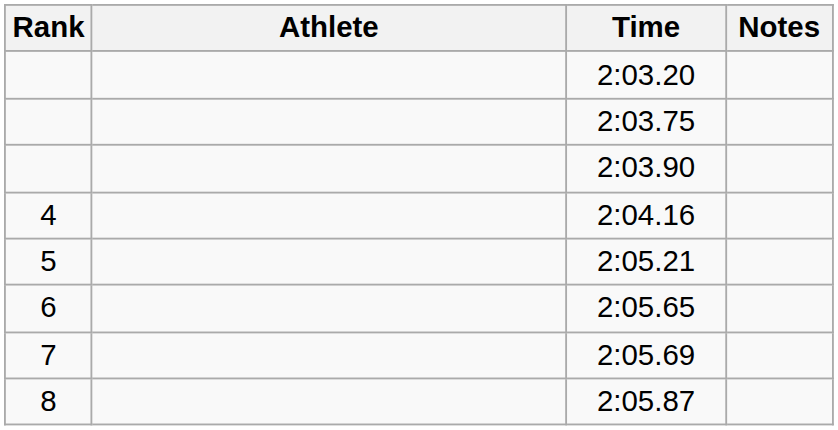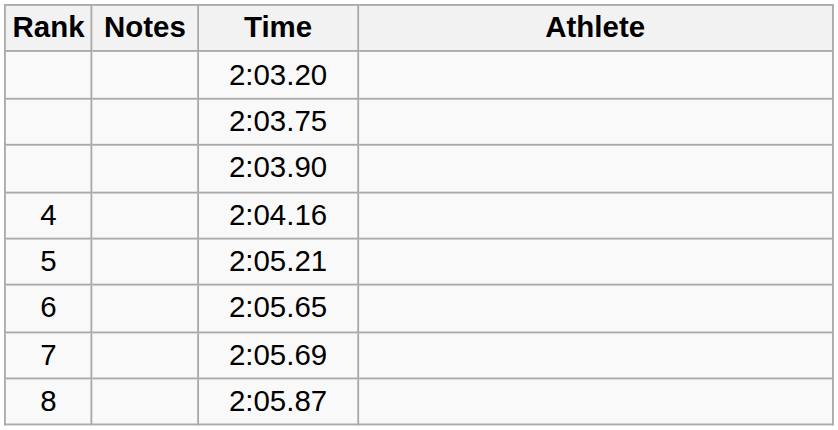columns swapped: (329, 27) <-> (779, 27)
